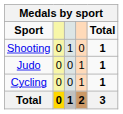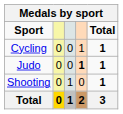rows swapped: (29, 82) <-> (29, 47)
(81, 65) normal -> (81, 65) bold
